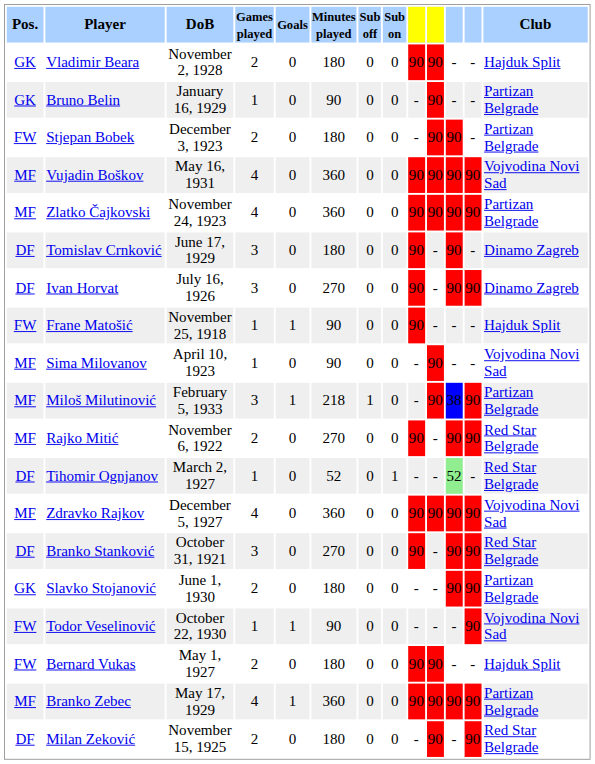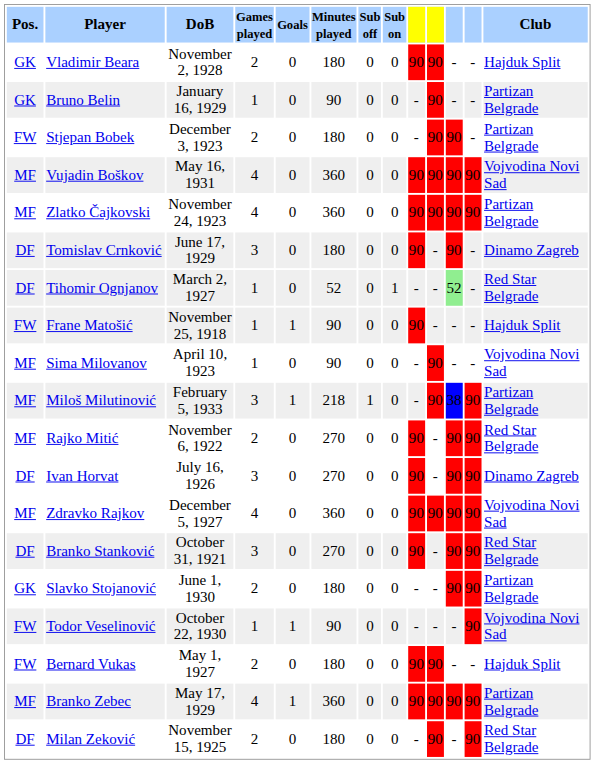rows swapped: (82, 287) <-> (102, 475)
